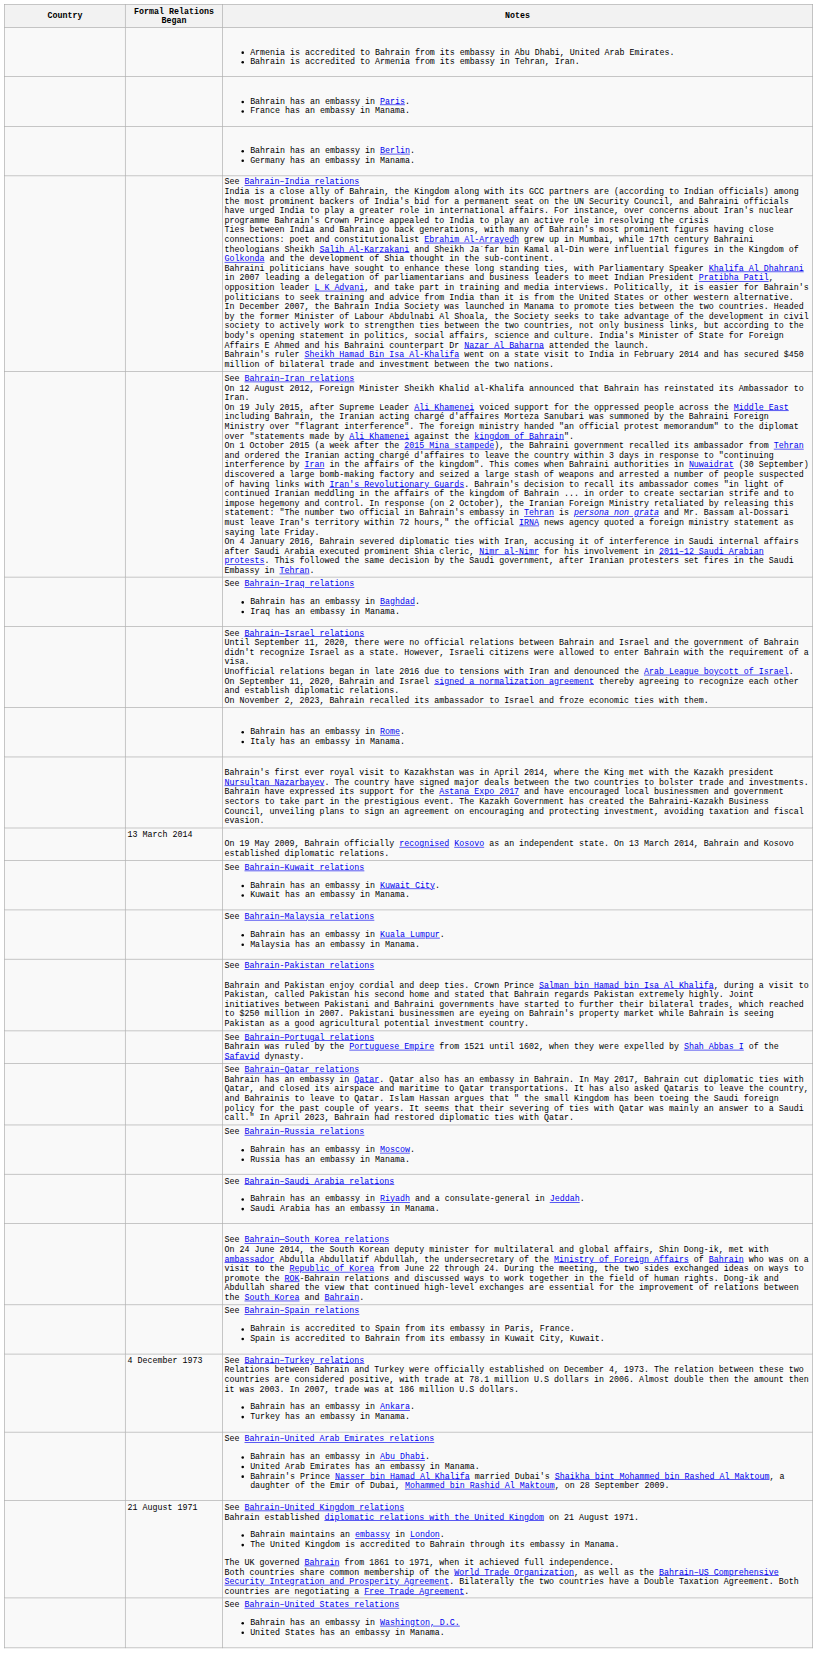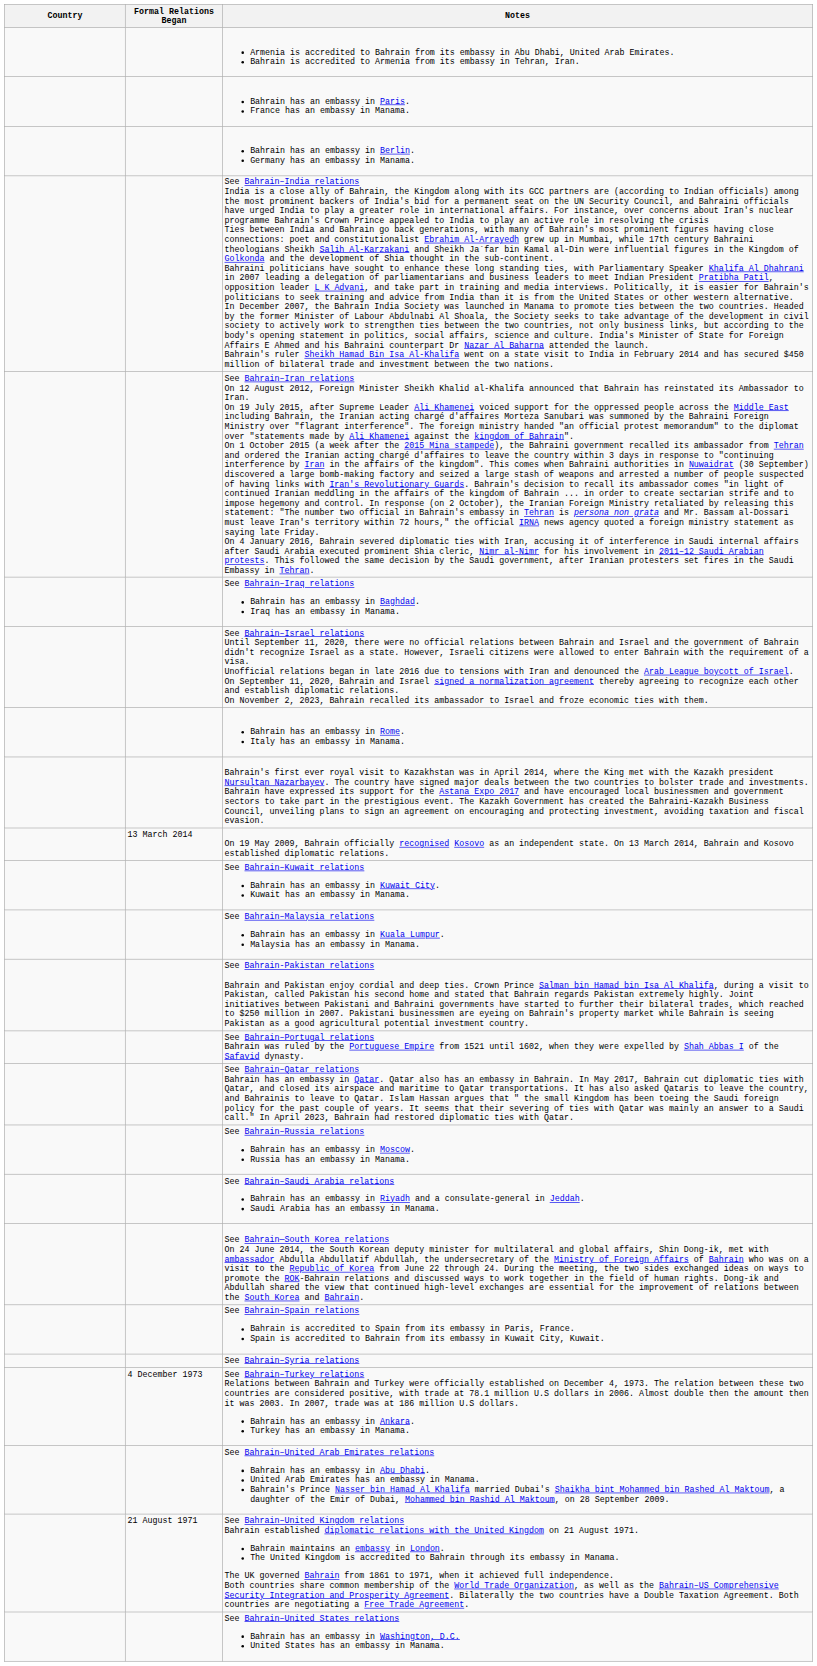+ row: (292, 1361)
